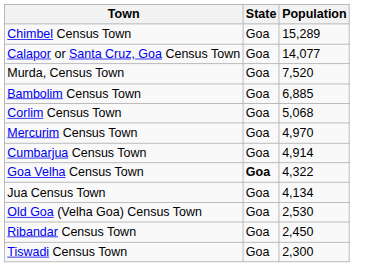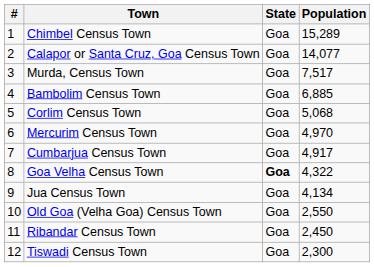+ column: (14, 14)
(298, 73) 7,520 -> (317, 73) 7,517
(298, 152) 4,914 -> (317, 152) 4,917
(298, 212) 2,530 -> (317, 212) 2,550
